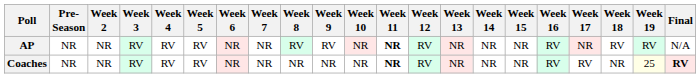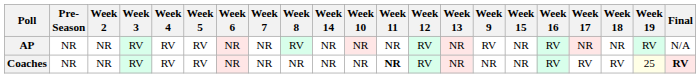columns swapped: (328, 20) <-> (489, 20)
(393, 45) bold -> (393, 45) normal
(617, 45) RV -> (617, 45) NR
(617, 64) NR -> (617, 64) RV
